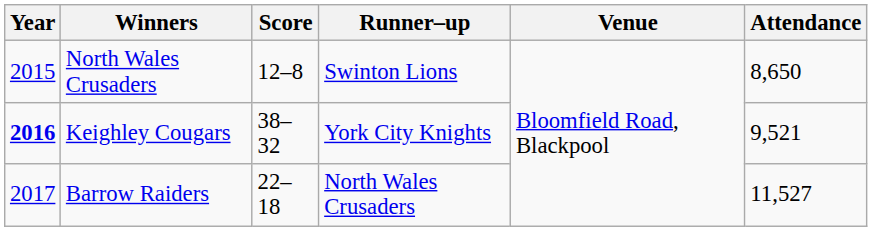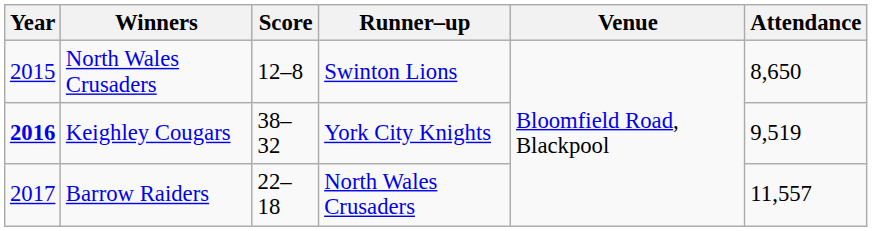(776, 132) 9,521 -> (776, 132) 9,519
(781, 194) 11,527 -> (781, 194) 11,557
